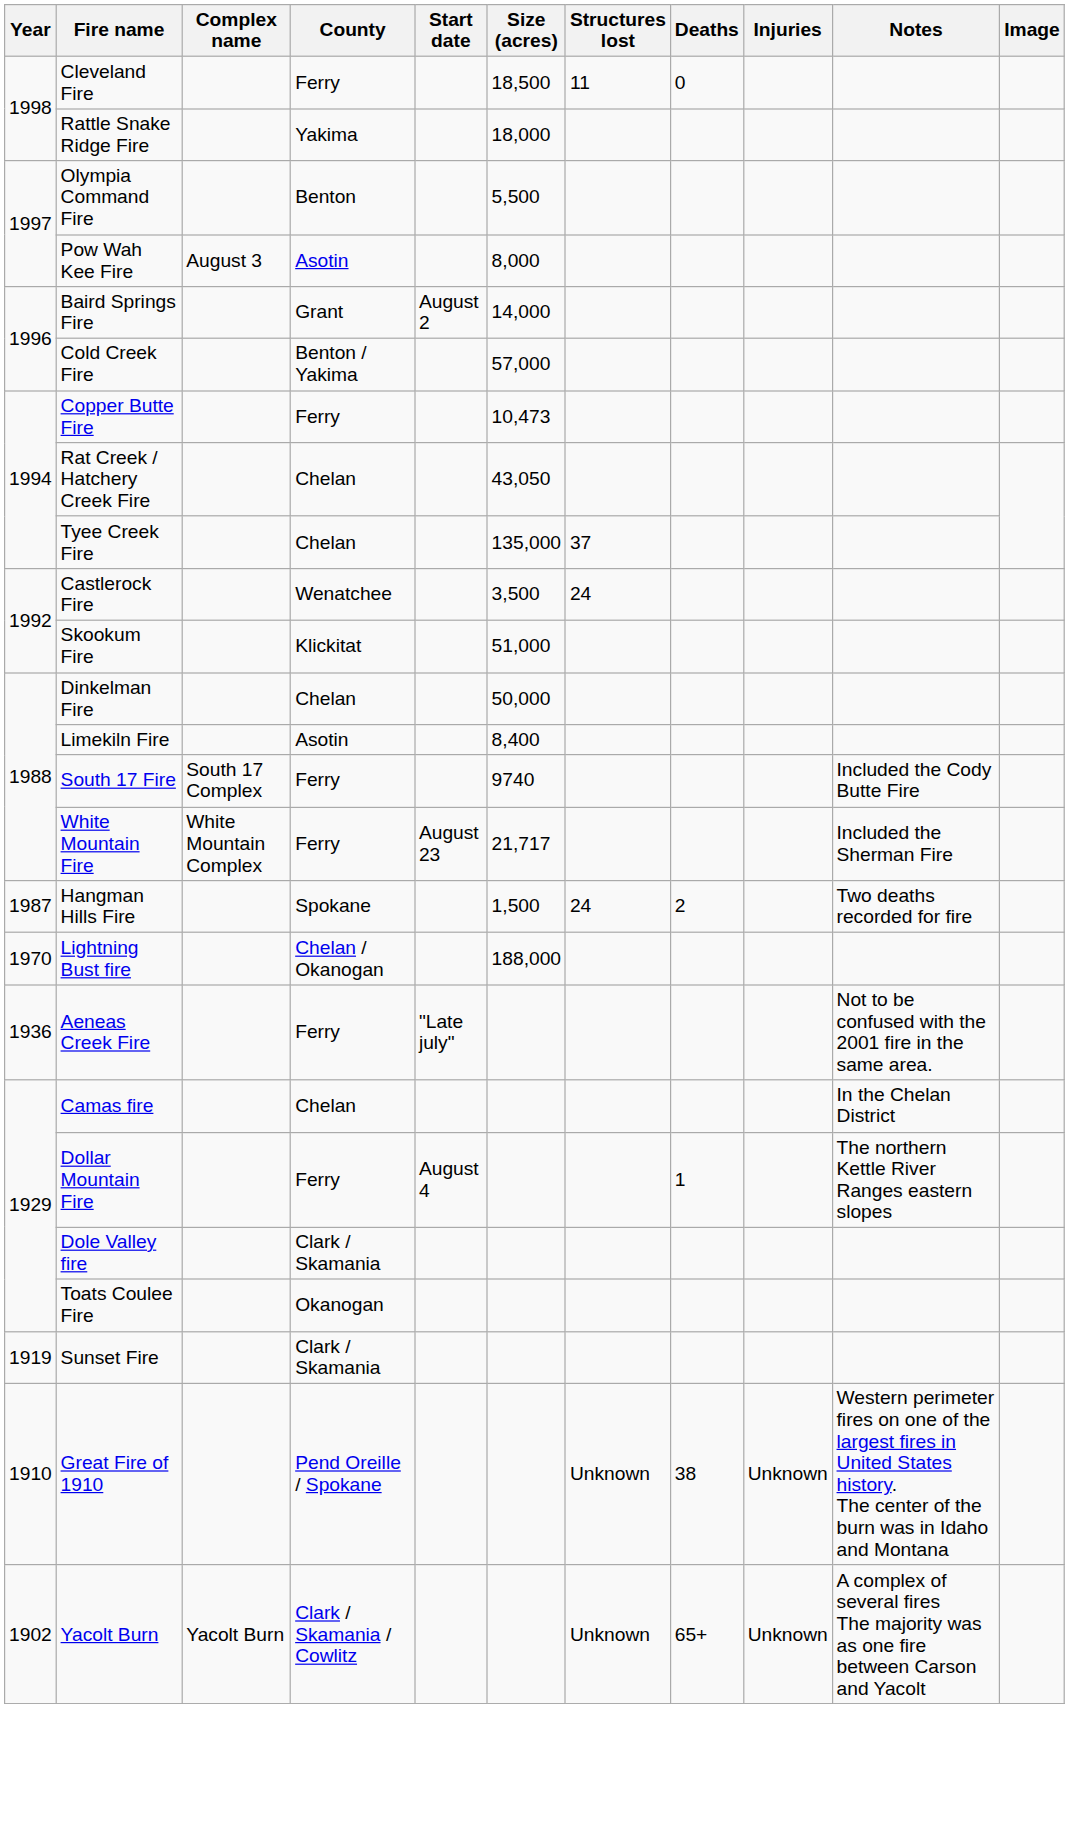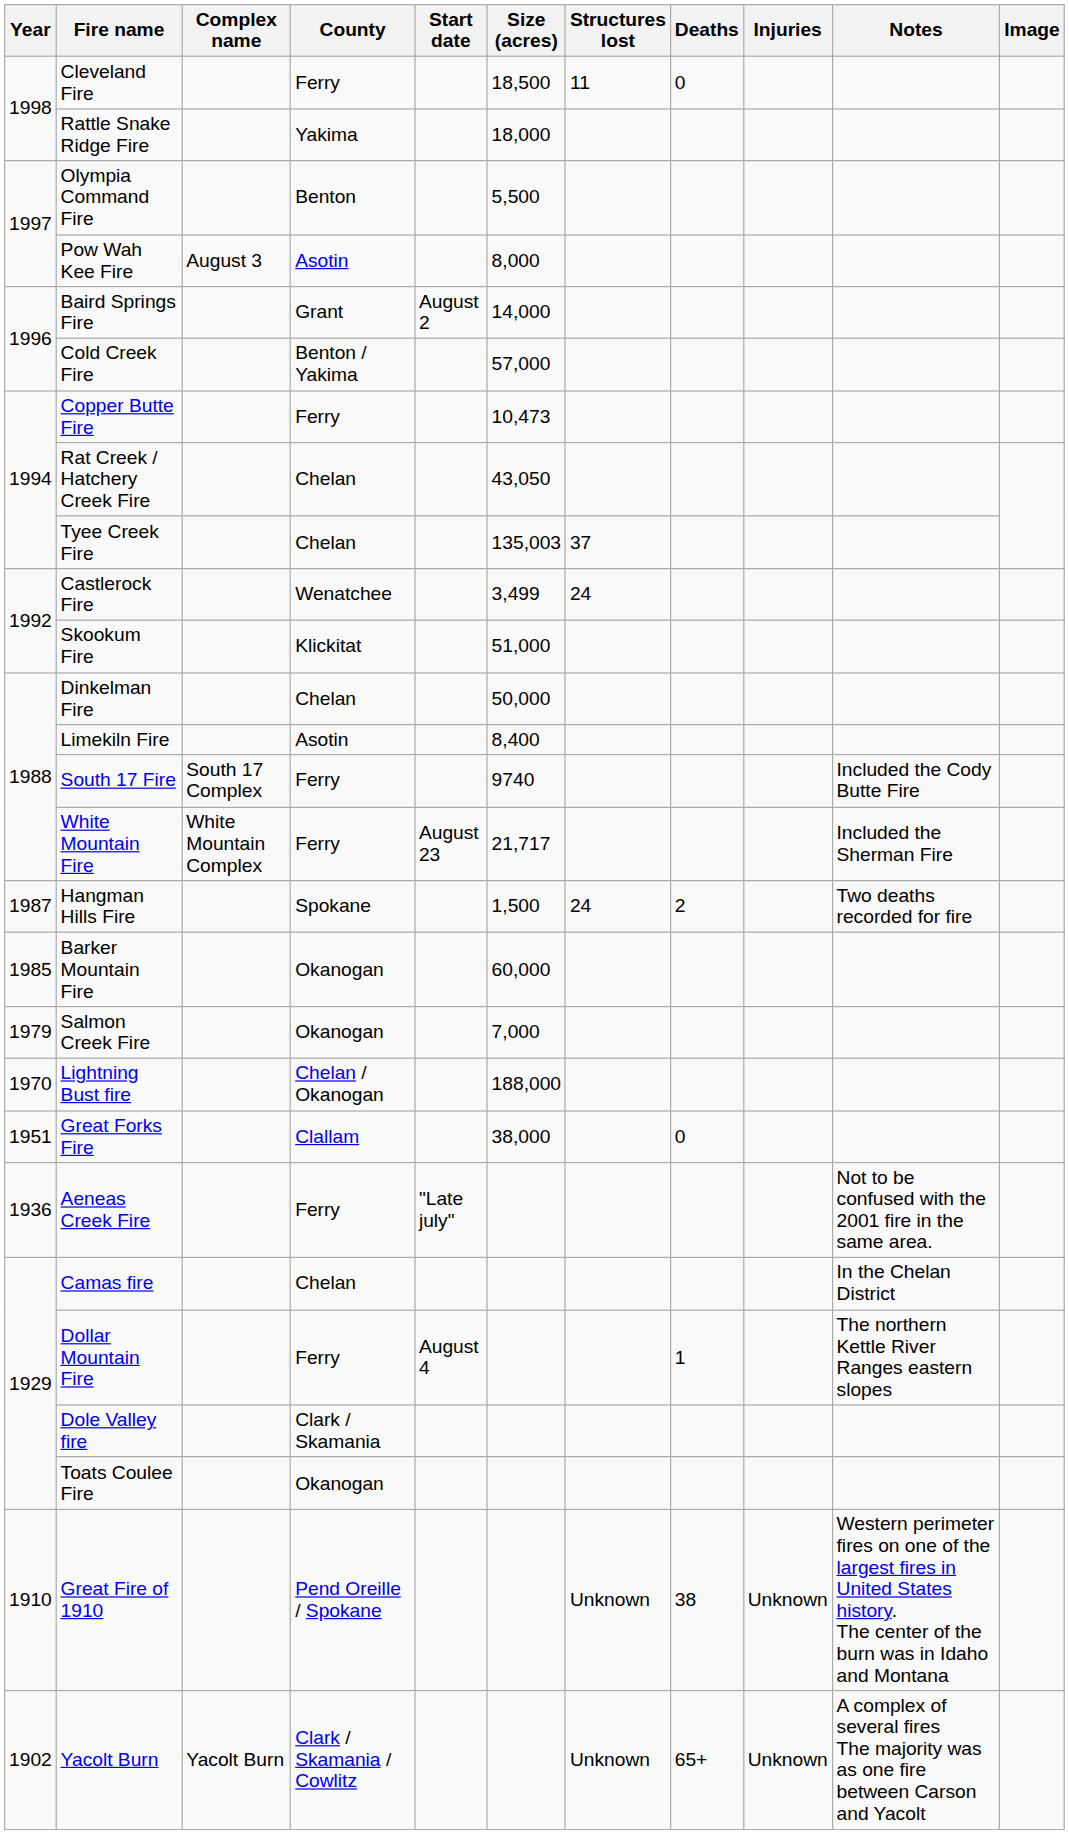(526, 542) 135,000 -> (526, 542) 135,003
(516, 594) 3,500 -> (516, 594) 3,499
+ row: (100, 969)
+ row: (105, 1032)
+ row: (111, 1136)
- row: (110, 1357)
